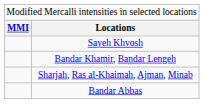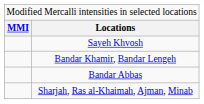rows swapped: (115, 91) <-> (115, 75)
